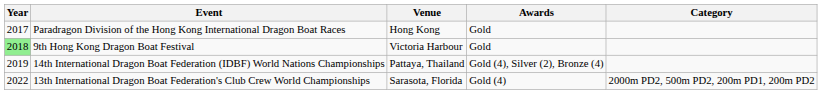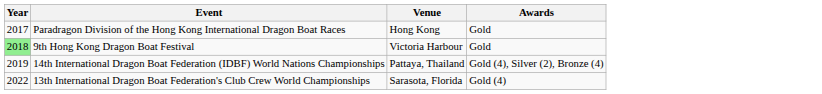- column: (712, 13)
